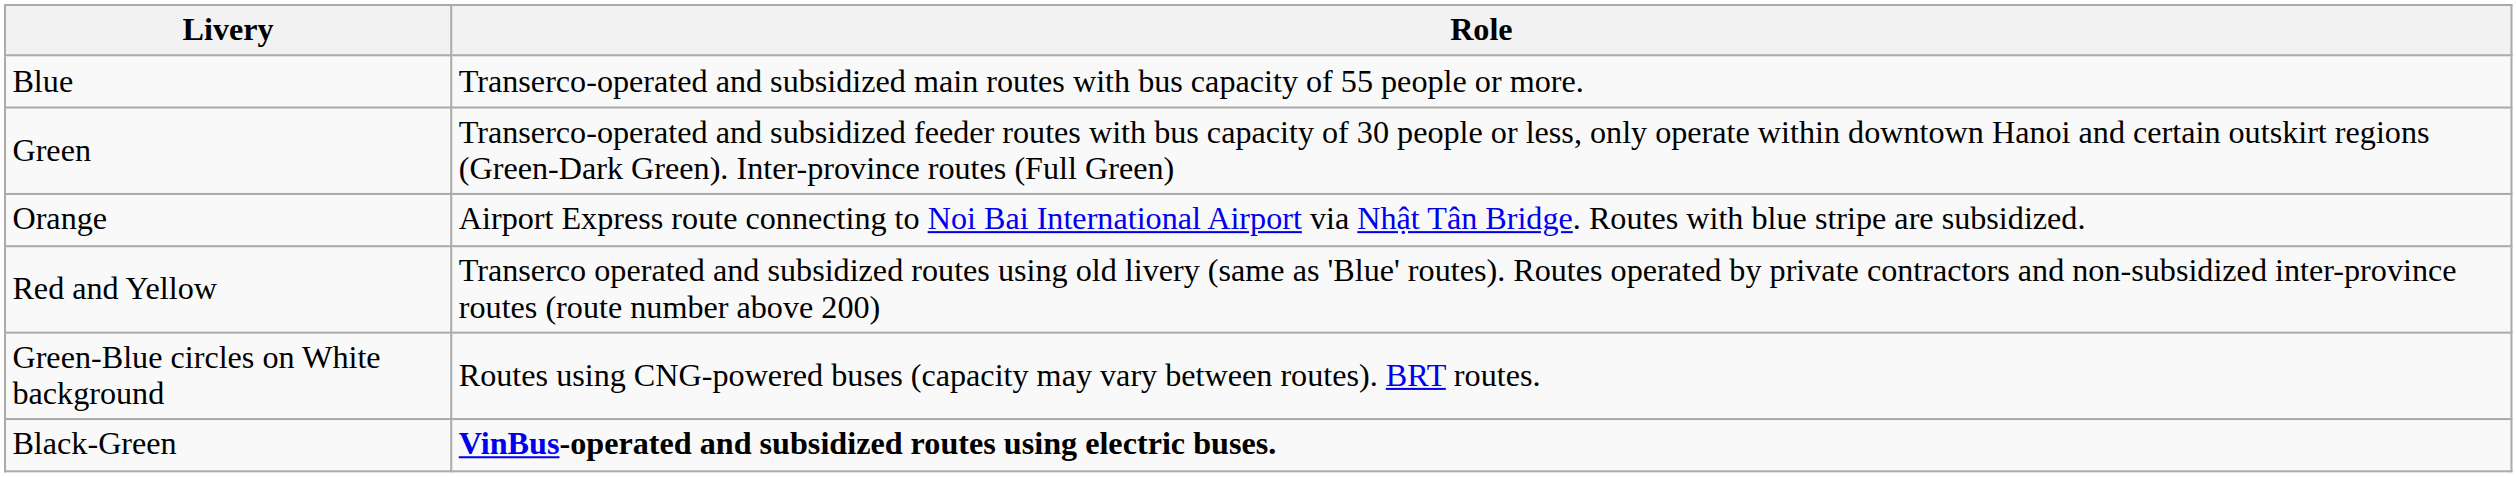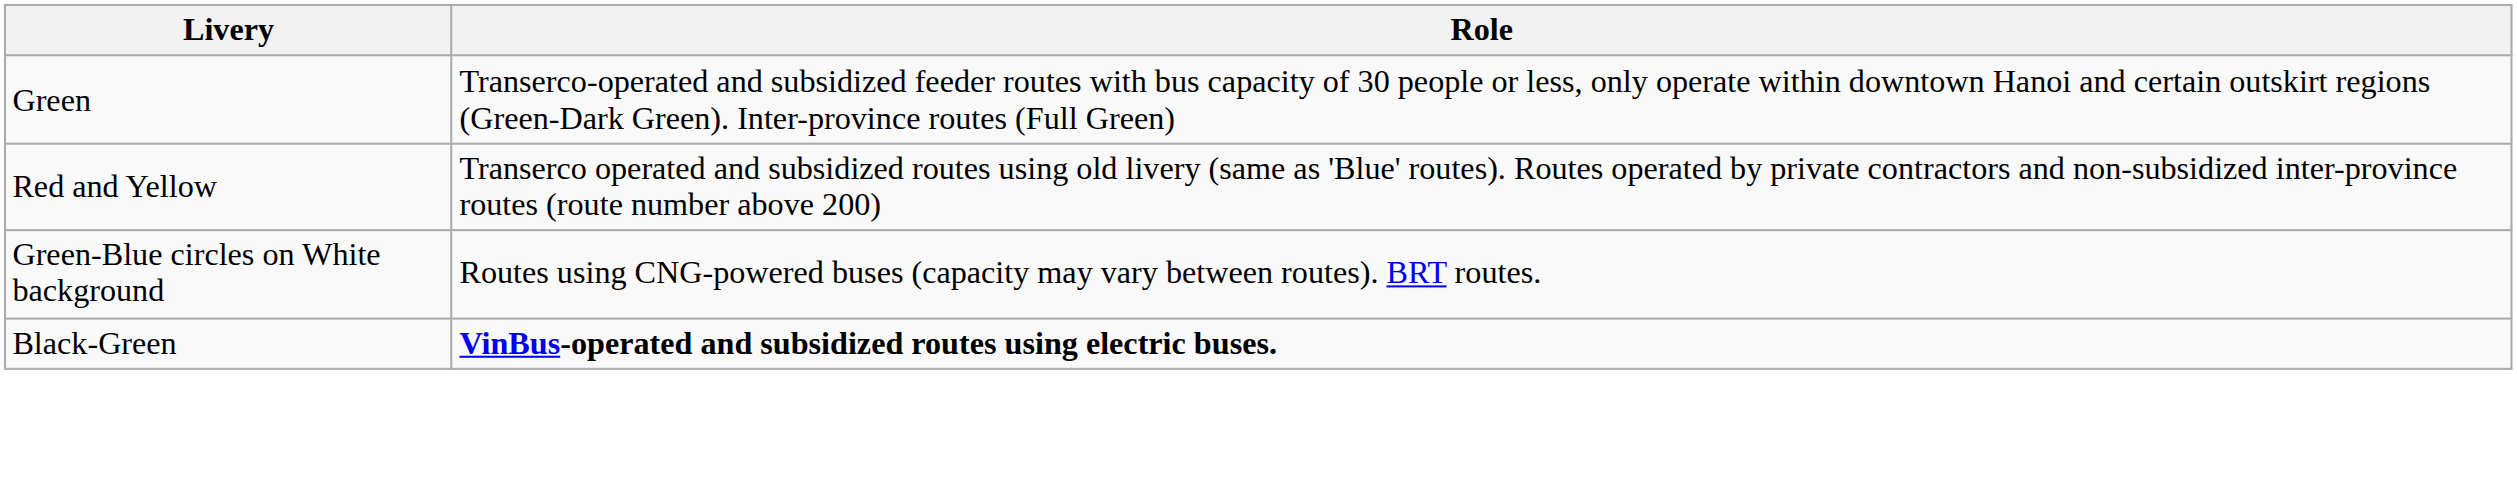- row: (43, 81)
- row: (60, 219)
